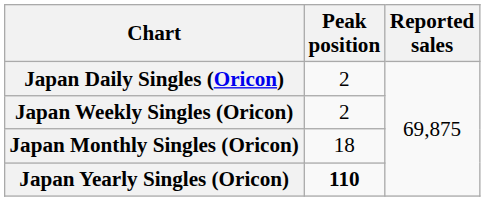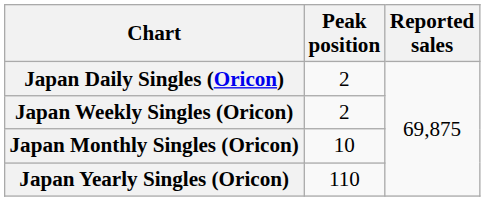(344, 145) 18 -> (344, 145) 10
(344, 178) bold -> (344, 178) normal
